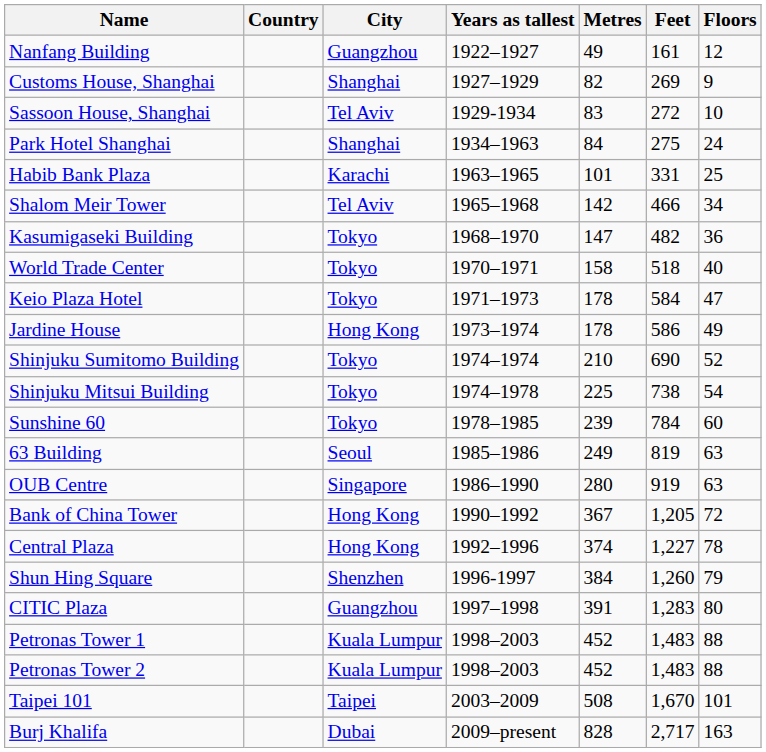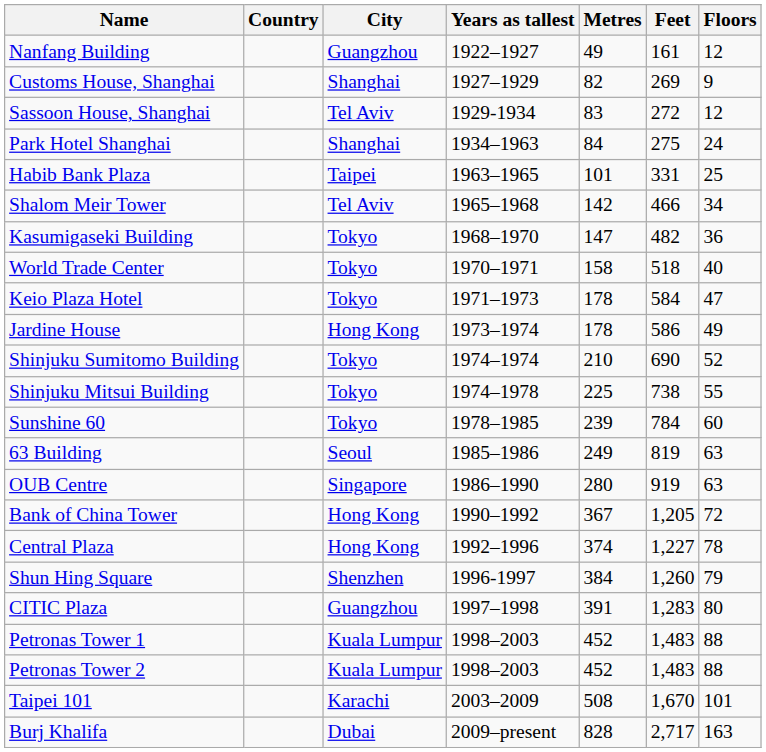(713, 112) 10 -> (713, 112) 12
(358, 174) Karachi -> (352, 174) Taipei
(713, 391) 54 -> (713, 391) 55
(352, 701) Taipei -> (358, 701) Karachi
